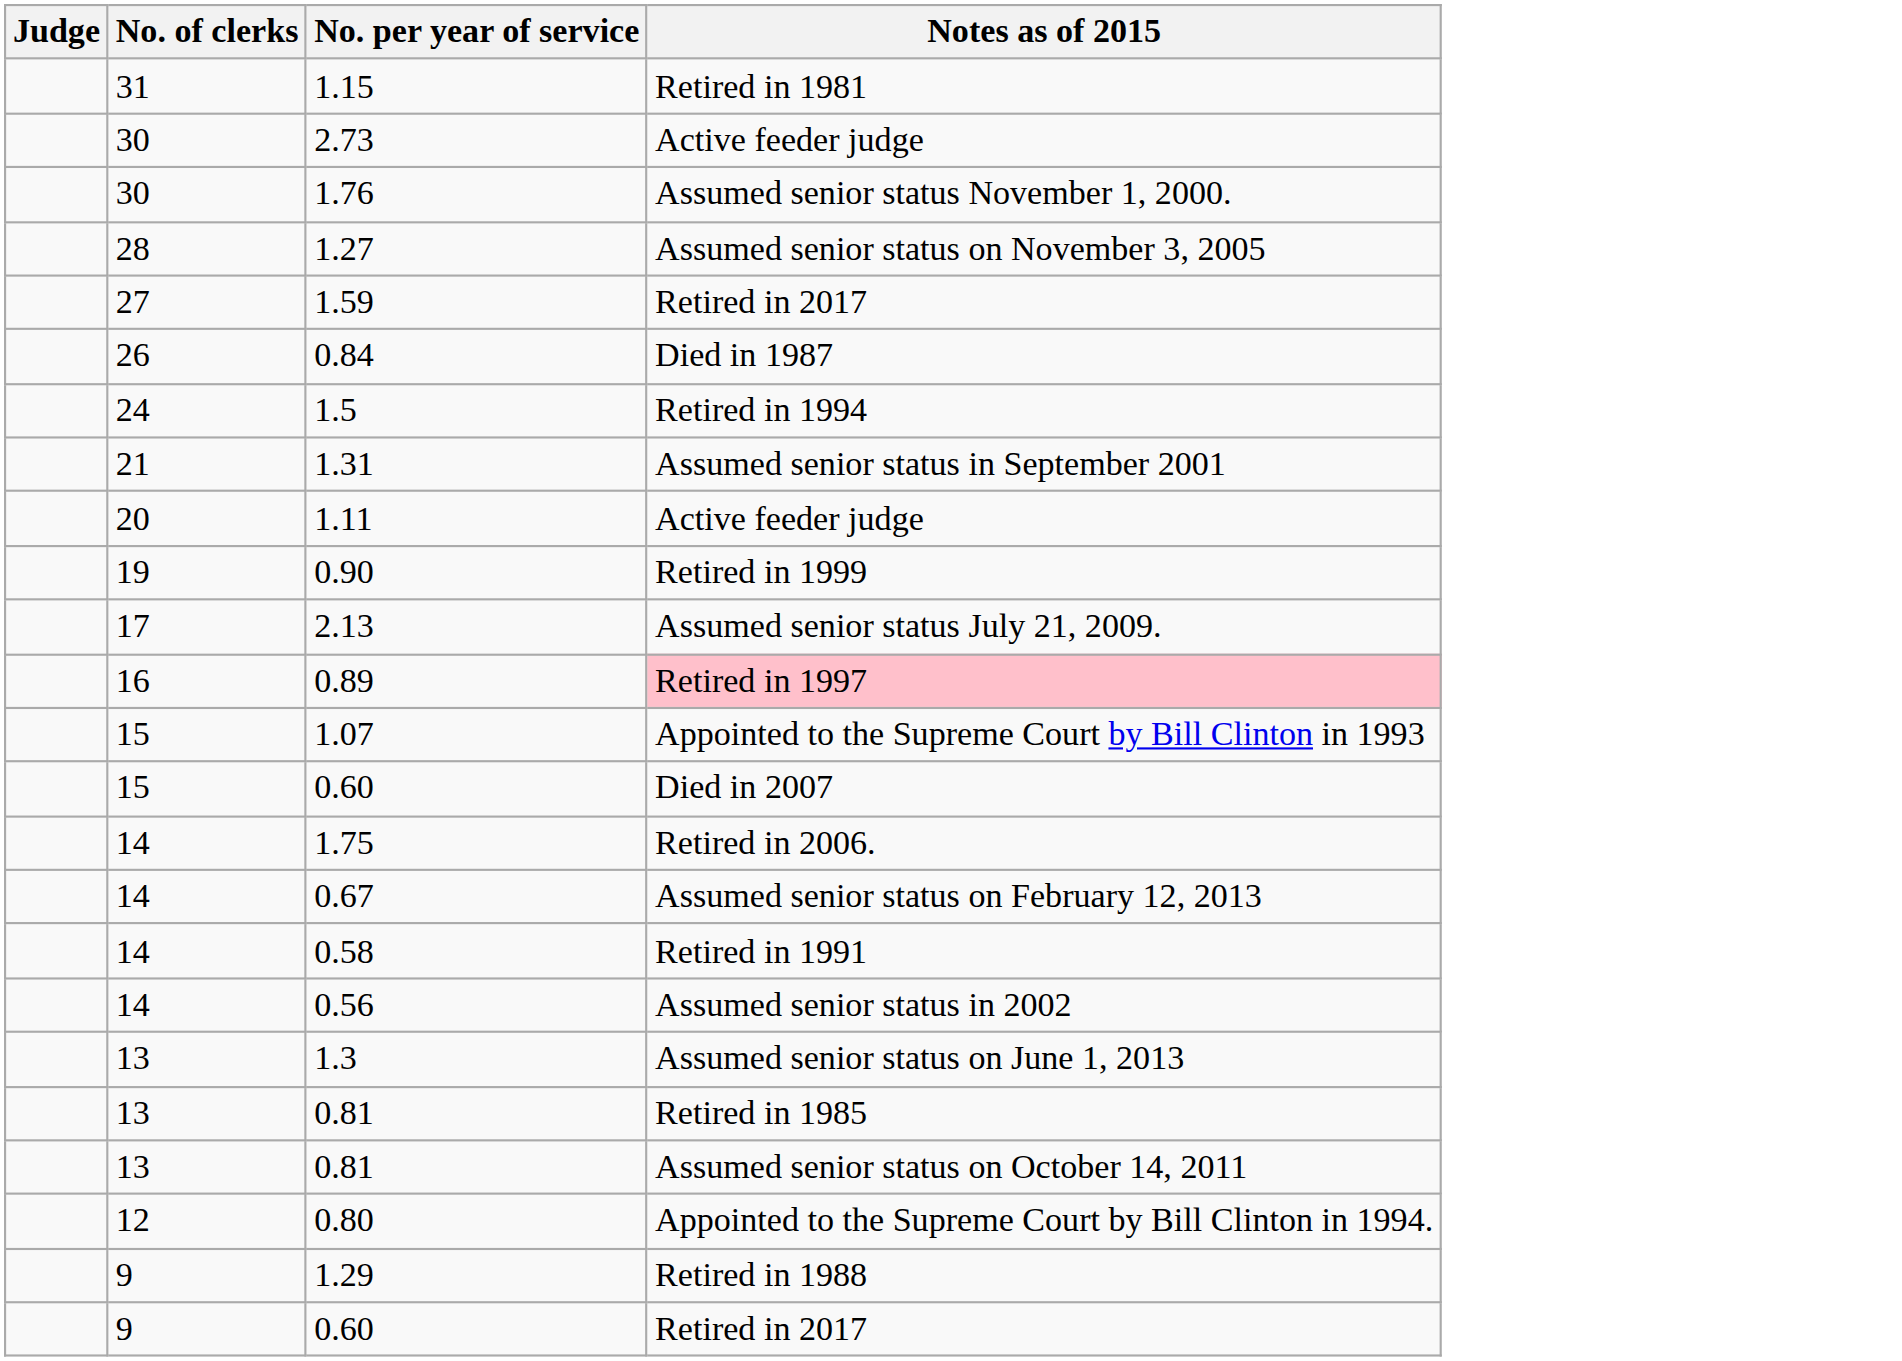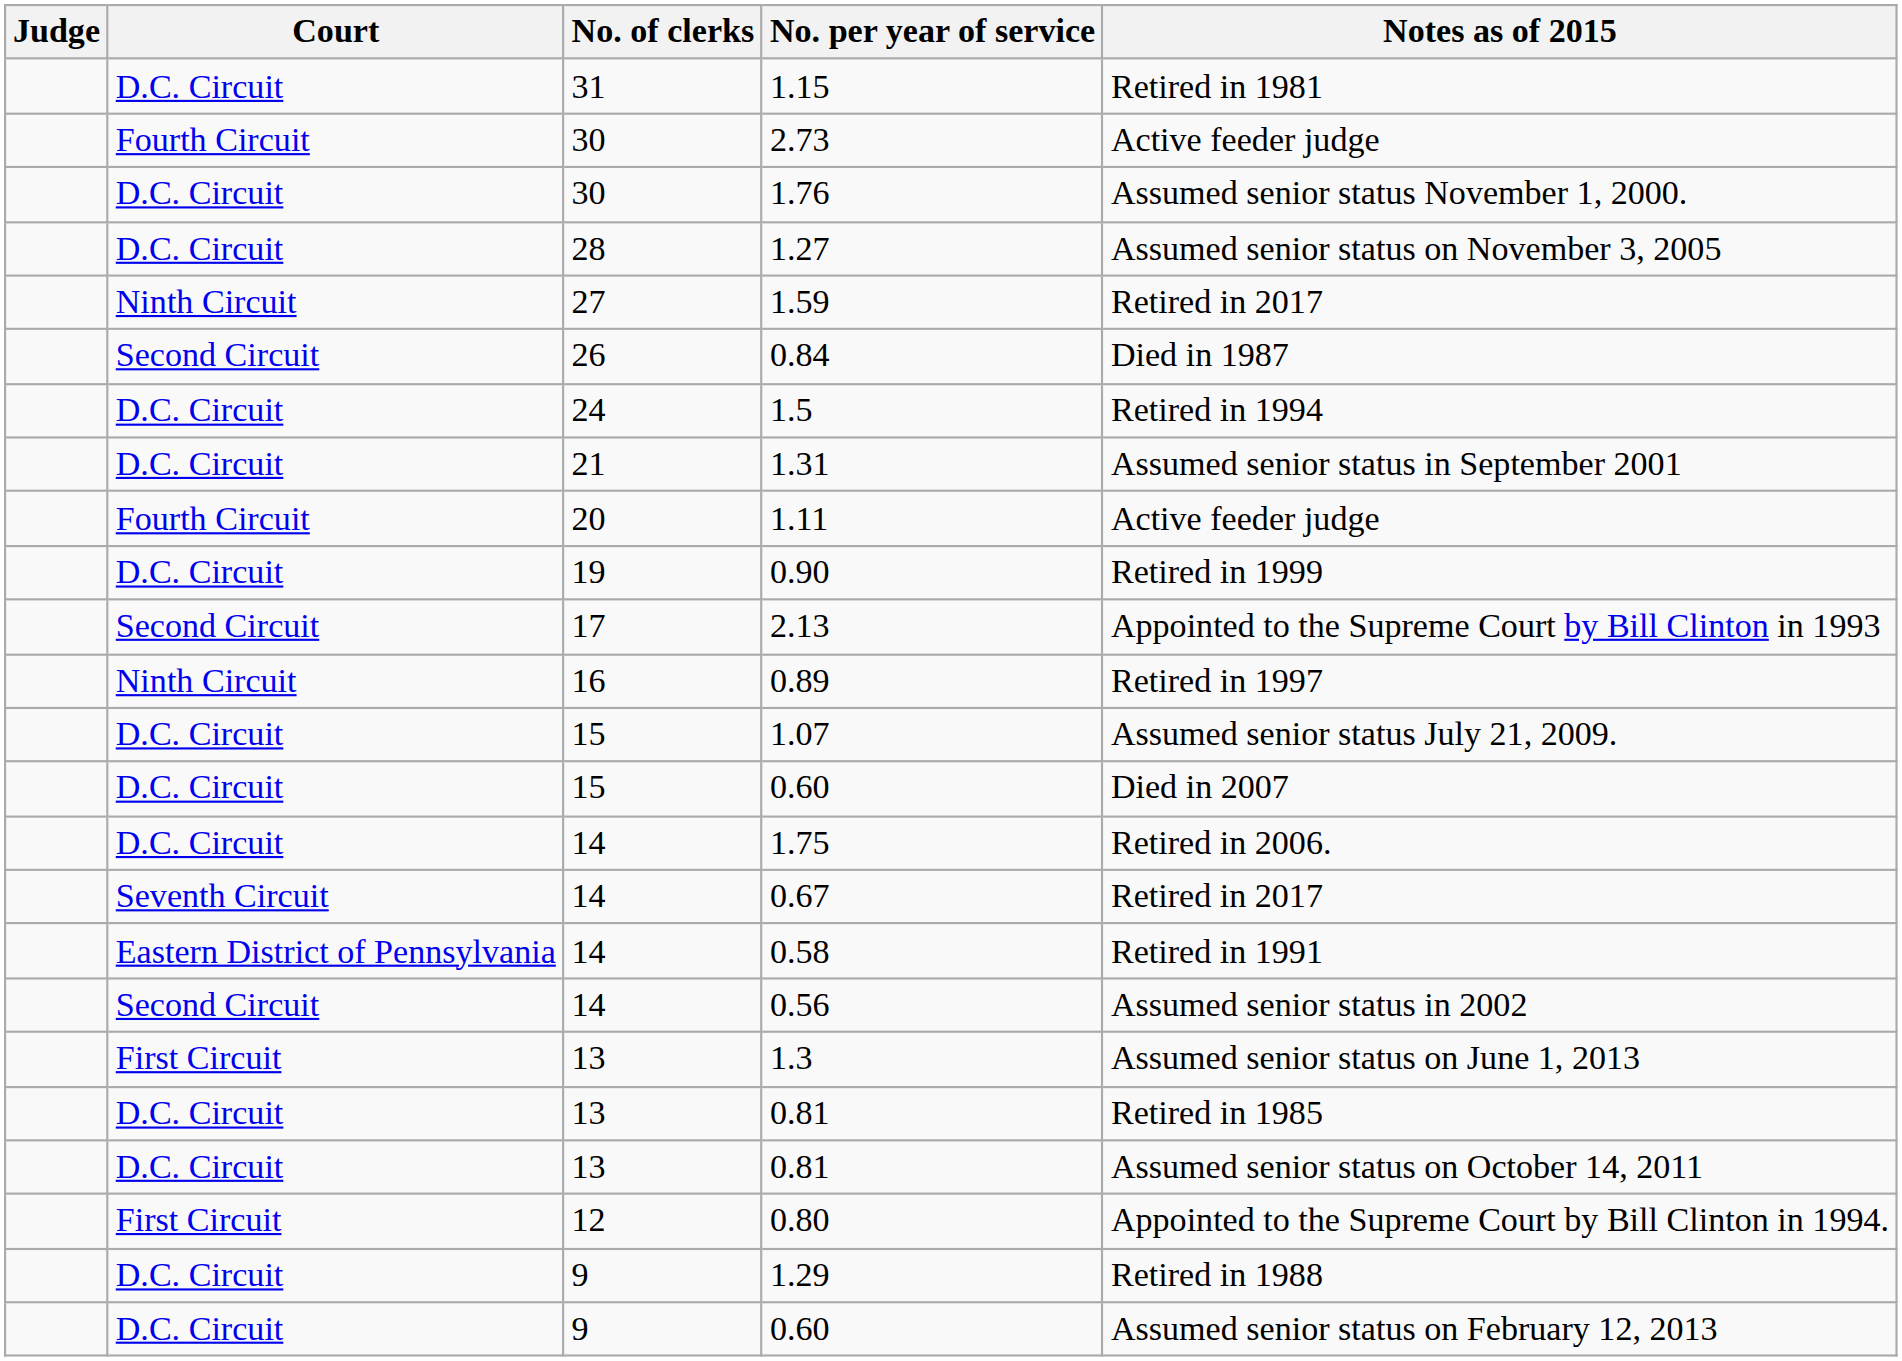+ column: (336, 31)
(908, 626) Assumed senior status July 21, 2009. -> (1496, 626) Appointed to the Supreme Court by Bill Clinton in 1993
(761, 680) pink background -> (1217, 680) no background
(1040, 734) Appointed to the Supreme Court by Bill Clinton in 1993 -> (1364, 734) Assumed senior status July 21, 2009.
(958, 896) Assumed senior status on February 12, 2013 -> (1217, 896) Retired in 2017
(761, 1328) Retired in 2017 -> (1414, 1328) Assumed senior status on February 12, 2013
